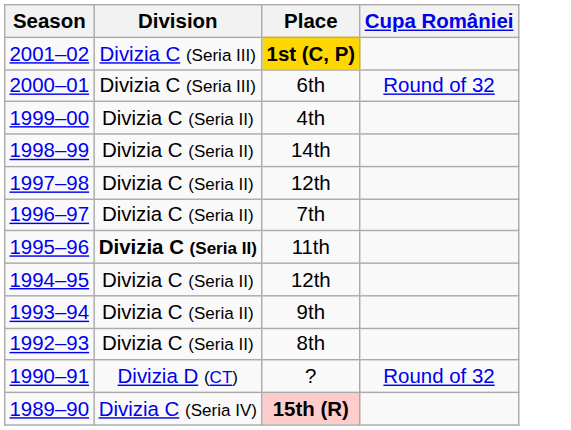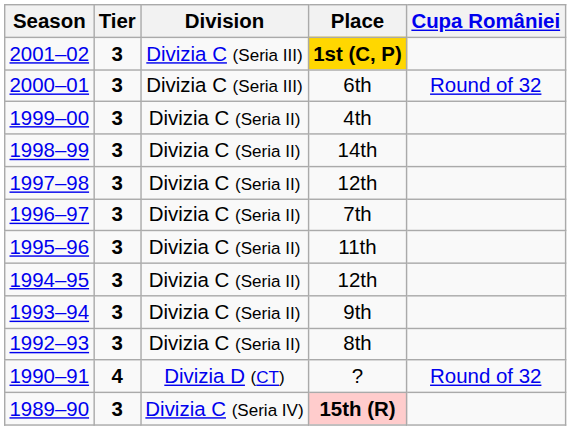+ column: (117, 21)
(178, 247) bold -> (224, 247) normal
